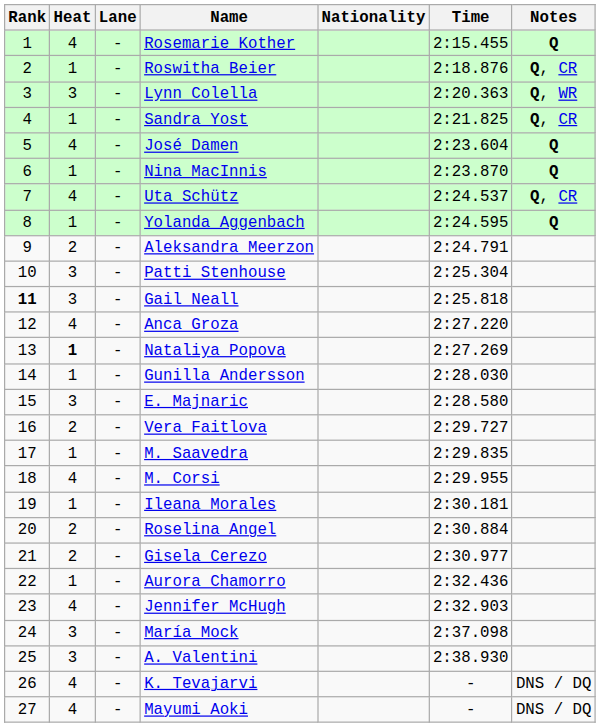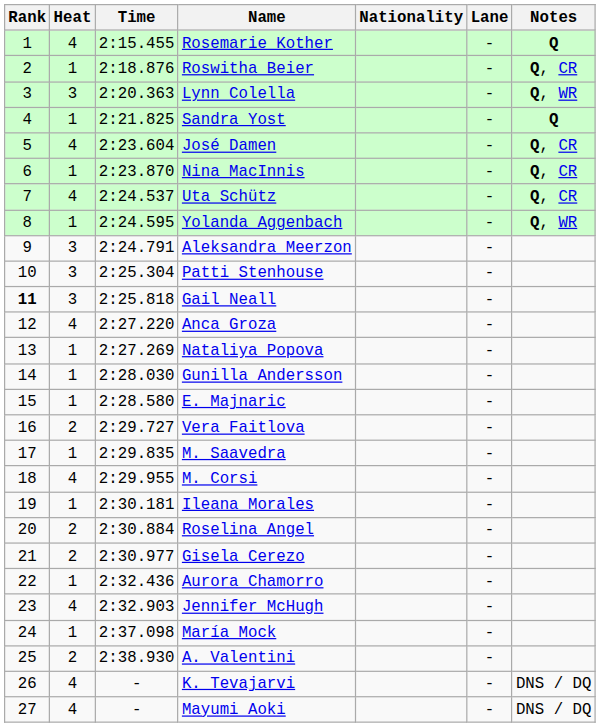columns swapped: (118, 17) <-> (471, 17)
(554, 120) Q, CR -> (554, 120) Q
(554, 146) Q -> (554, 146) Q, CR
(554, 171) Q -> (554, 171) Q, CR
(554, 223) Q -> (554, 223) Q, WR
(72, 248) 2 -> (72, 248) 3
(72, 351) bold -> (72, 351) normal
(72, 402) 3 -> (72, 402) 1
(72, 633) 3 -> (72, 633) 1
(72, 658) 3 -> (72, 658) 2
